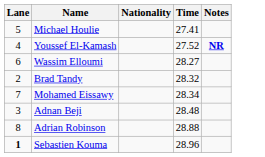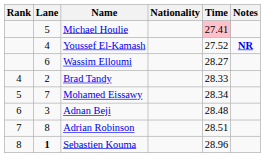+ column: (19, 12)
(187, 29) no background -> (217, 29) pink background
(187, 78) 28.32 -> (217, 78) 28.33
(187, 128) 28.88 -> (217, 128) 28.51
